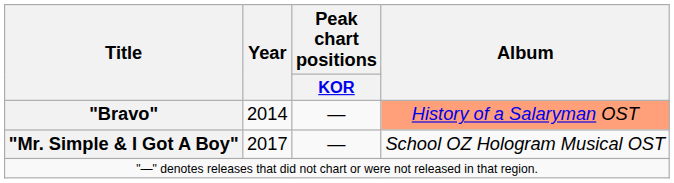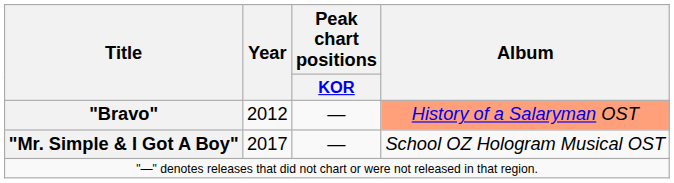(267, 114) 2014 -> (267, 114) 2012
